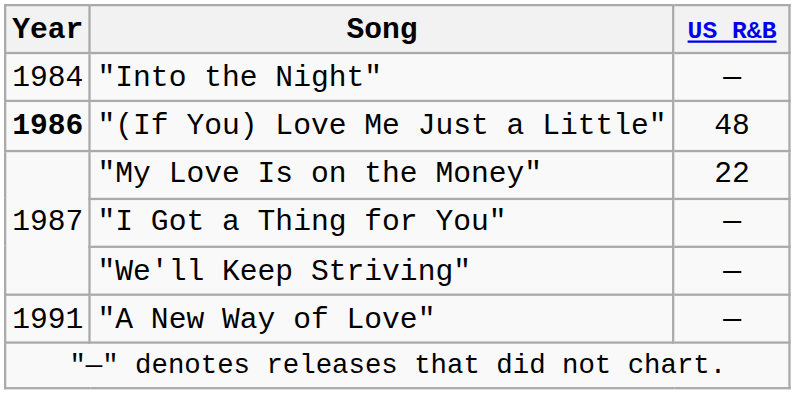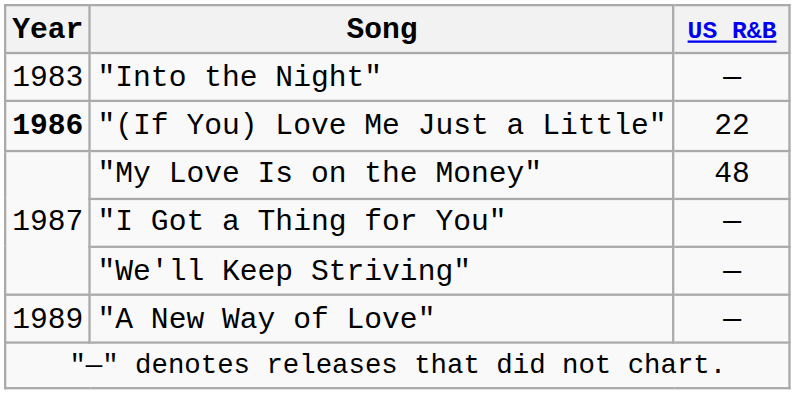(48, 78) 1984 -> (48, 78) 1983
(732, 126) 48 -> (732, 126) 22
(732, 174) 22 -> (732, 174) 48
(48, 319) 1991 -> (48, 319) 1989
